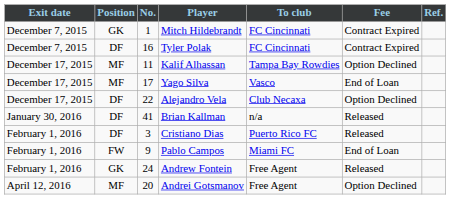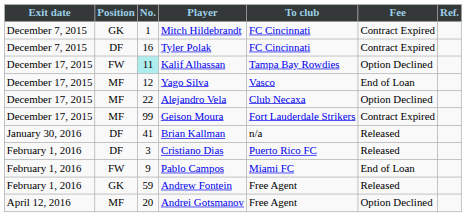(116, 64) MF -> (116, 64) FW
(148, 64) no background -> (148, 64) paleturquoise background
(148, 82) 17 -> (148, 82) 12
(116, 99) DF -> (116, 99) MF
+ row: (192, 116)
(148, 168) 24 -> (148, 185) 59
